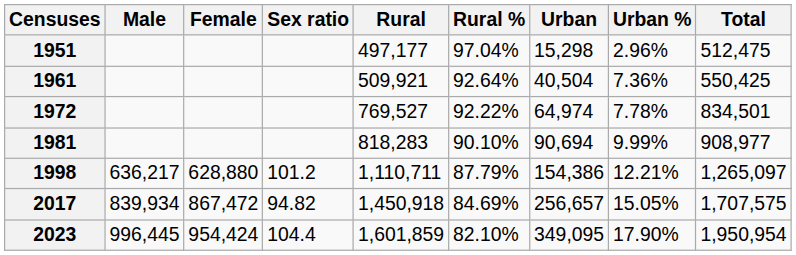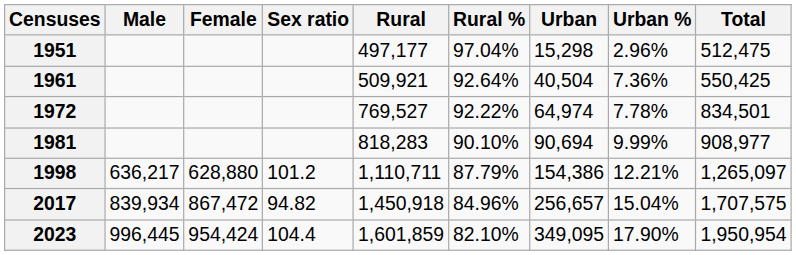(486, 204) 84.69% -> (486, 204) 84.96%
(646, 204) 15.05% -> (646, 204) 15.04%
